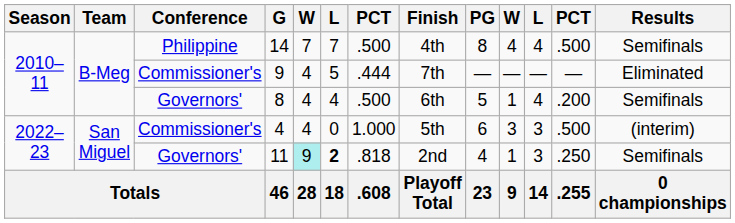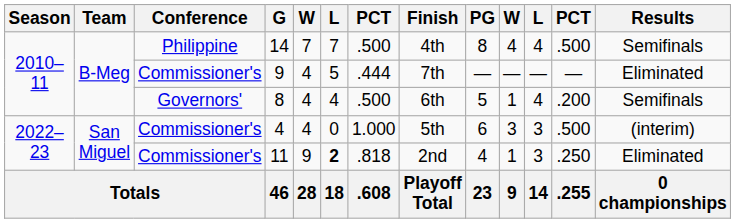(200, 156) Governors' -> (200, 156) Commissioner's
(307, 156) paleturquoise background -> (307, 156) no background
(663, 156) Semifinals -> (663, 156) Eliminated
